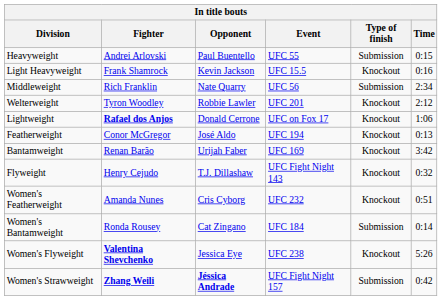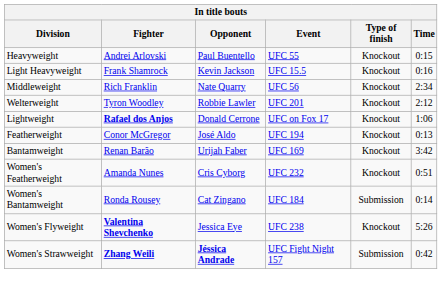(381, 55) Submission -> (381, 55) Knockout
(381, 87) Submission -> (381, 87) Knockout
- row: (26, 172)
